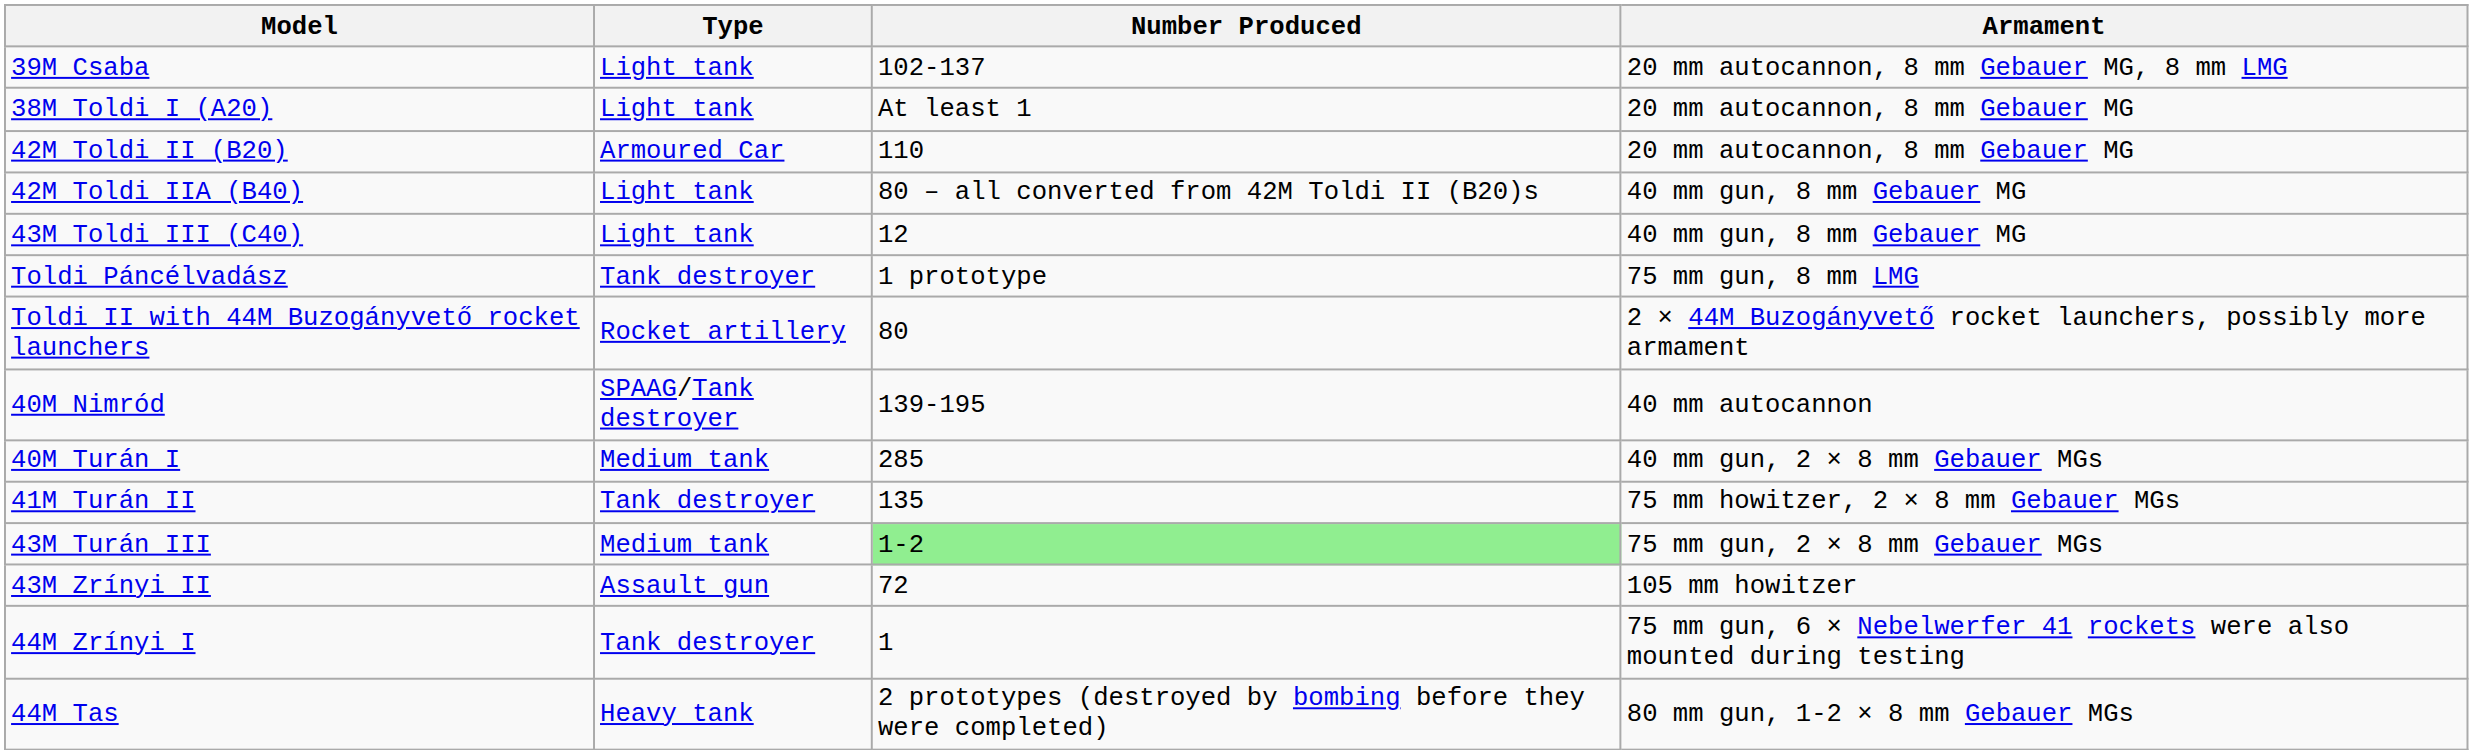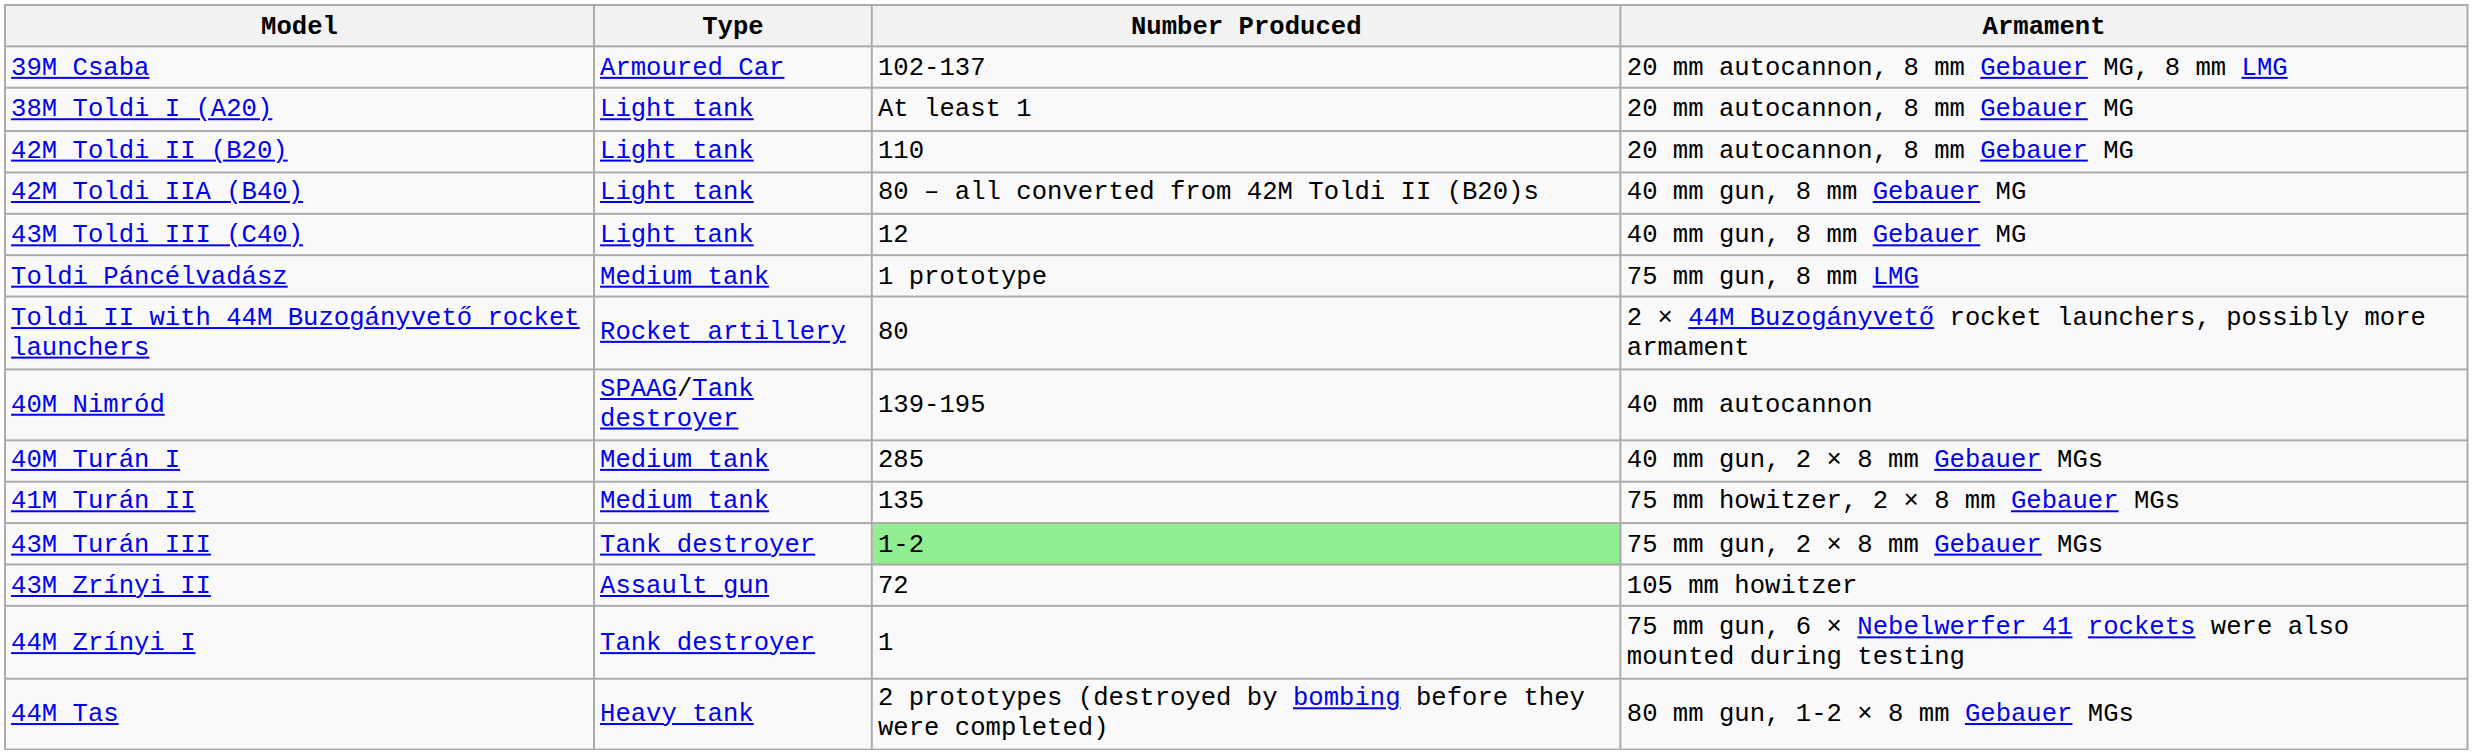(677, 68) Light tank -> (692, 68) Armoured Car
(692, 151) Armoured Car -> (677, 151) Light tank
(708, 276) Tank destroyer -> (685, 276) Medium tank
(708, 502) Tank destroyer -> (685, 502) Medium tank
(685, 544) Medium tank -> (708, 544) Tank destroyer
